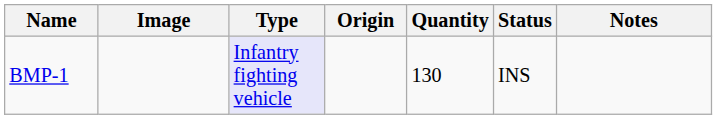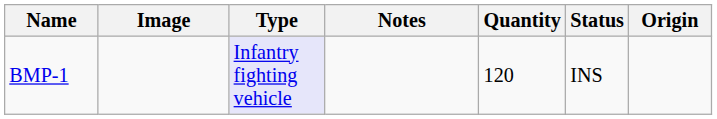columns swapped: (366, 20) <-> (634, 20)
(427, 75) 130 -> (499, 75) 120
